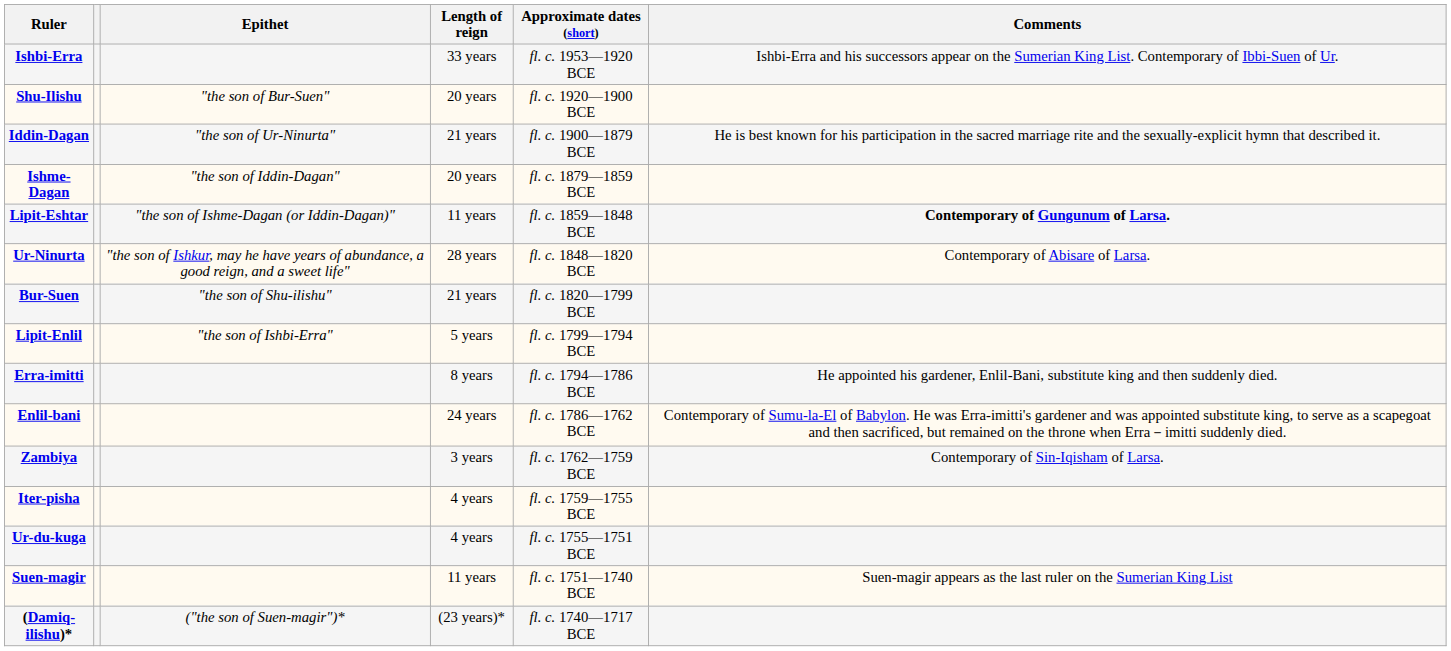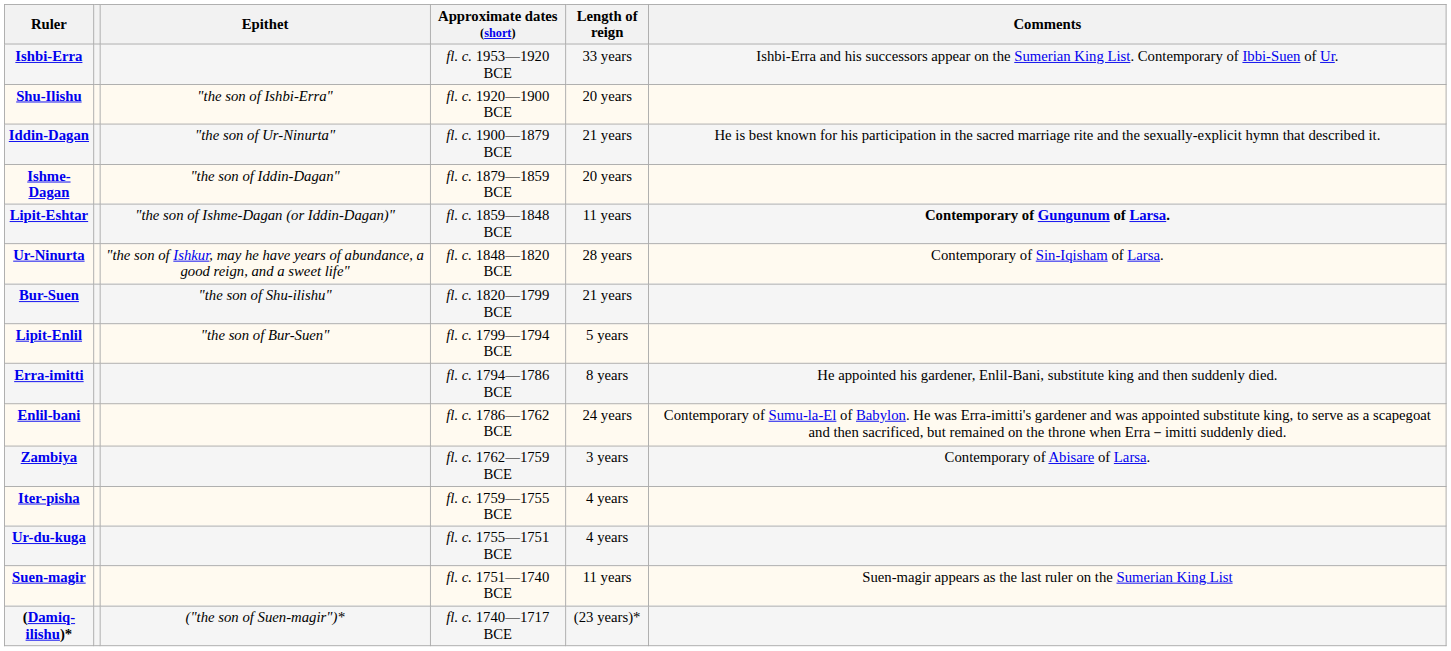columns swapped: (472, 24) <-> (581, 24)
(265, 95) "the son of Bur-Suen" -> (265, 95) "the son of Ishbi-Erra"
(1047, 255) Contemporary of Abisare of Larsa. -> (1047, 255) Contemporary of Sin-Iqisham of Larsa.
(265, 335) "the son of Ishbi-Erra" -> (265, 335) "the son of Bur-Suen"
(1047, 457) Contemporary of Sin-Iqisham of Larsa. -> (1047, 457) Contemporary of Abisare of Larsa.
